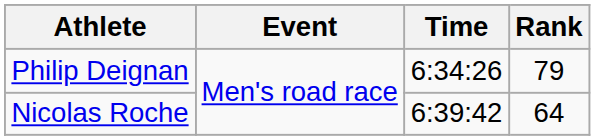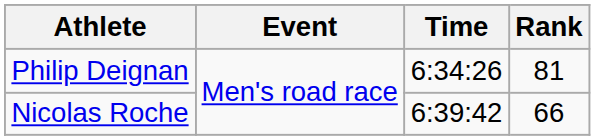(549, 71) 79 -> (549, 71) 81
(549, 114) 64 -> (549, 114) 66
